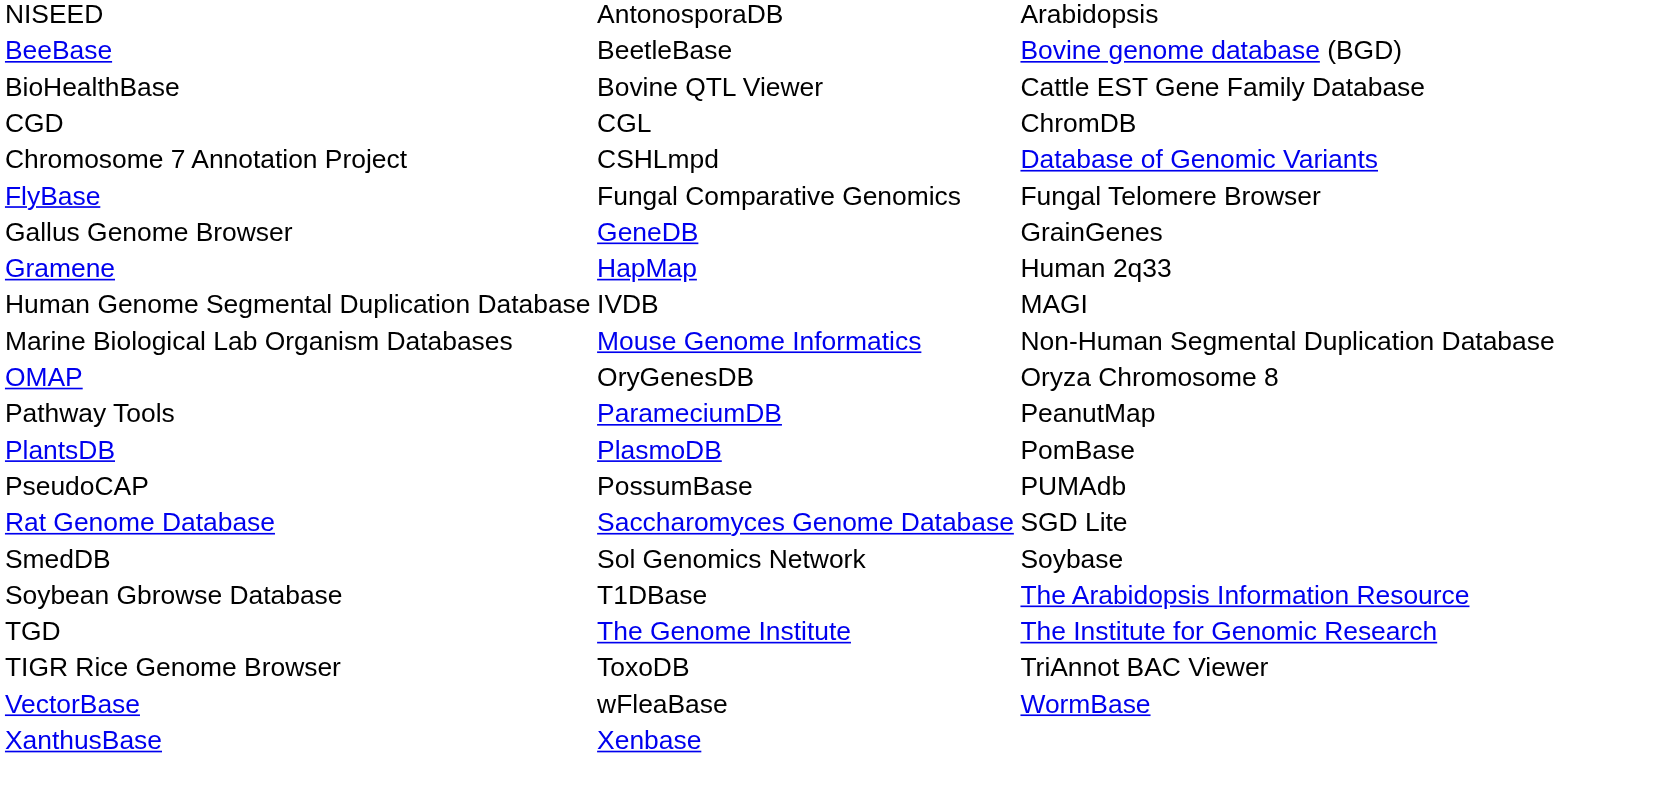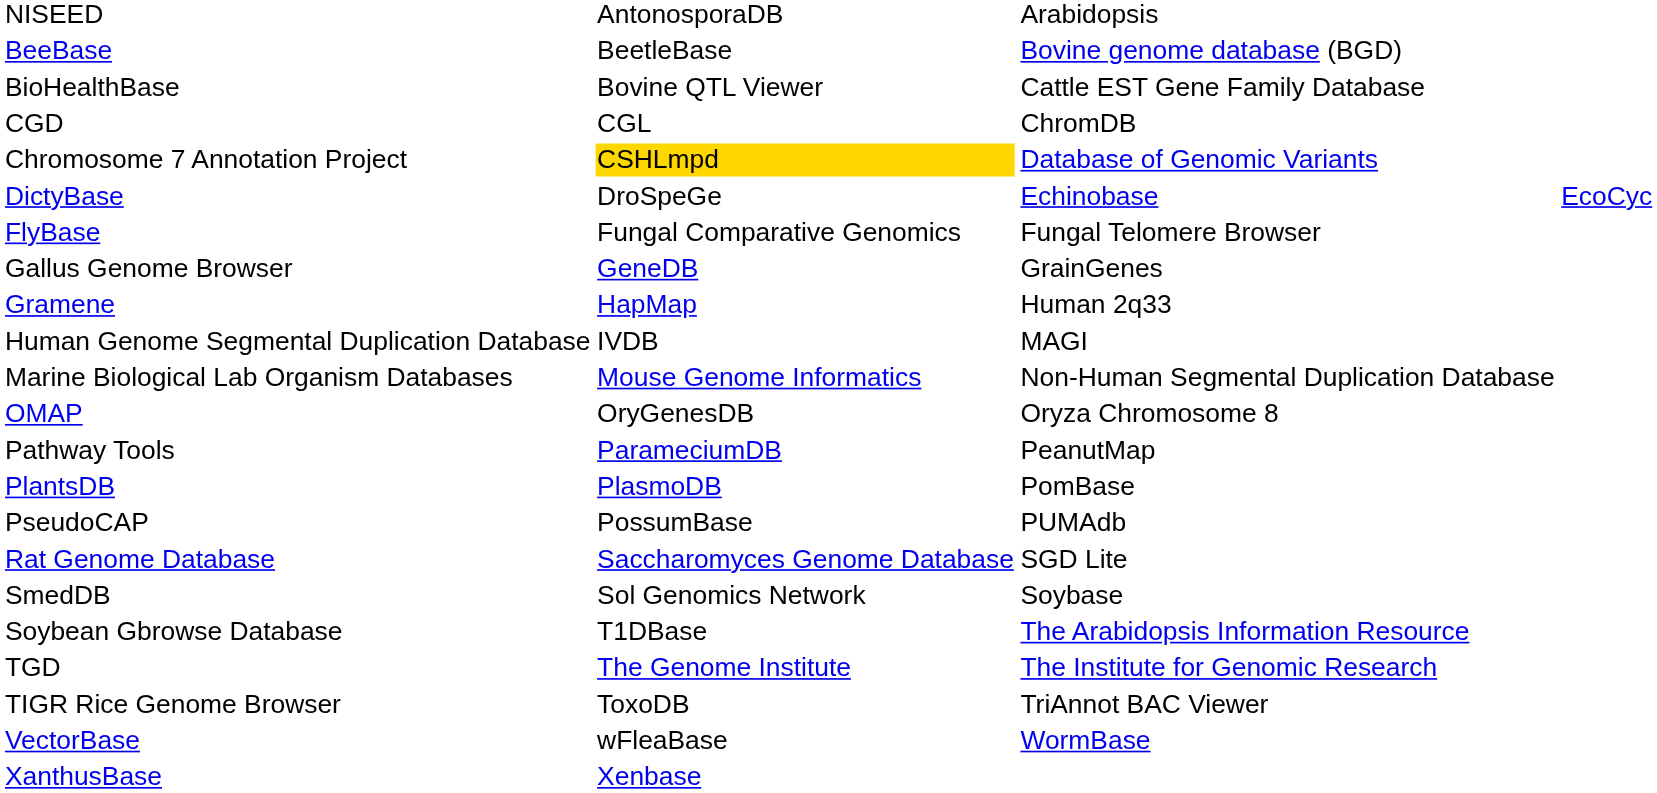(658, 159) no background -> (658, 159) gold background
+ row: (64, 195)
